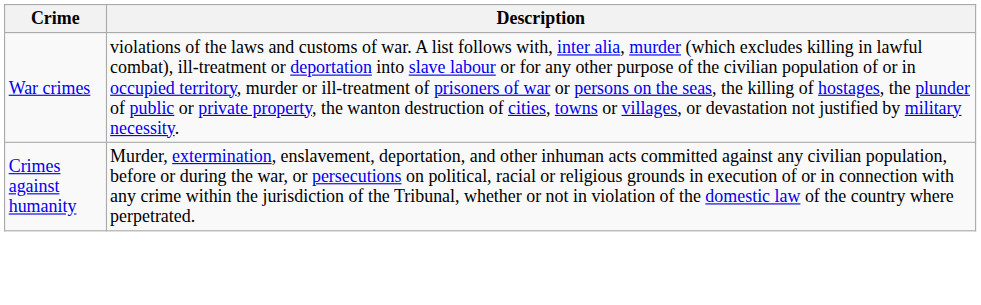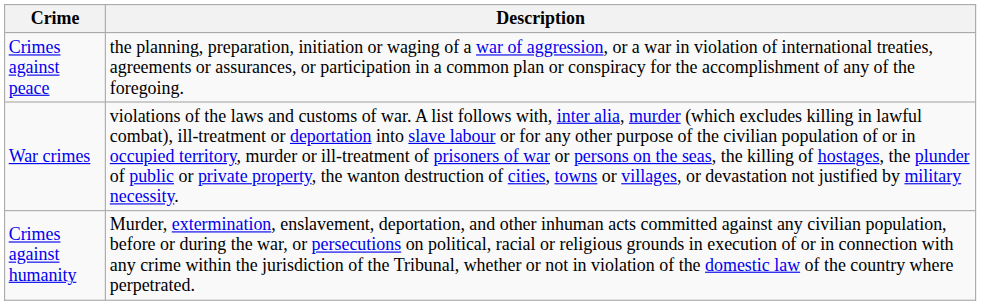+ row: (35, 67)
